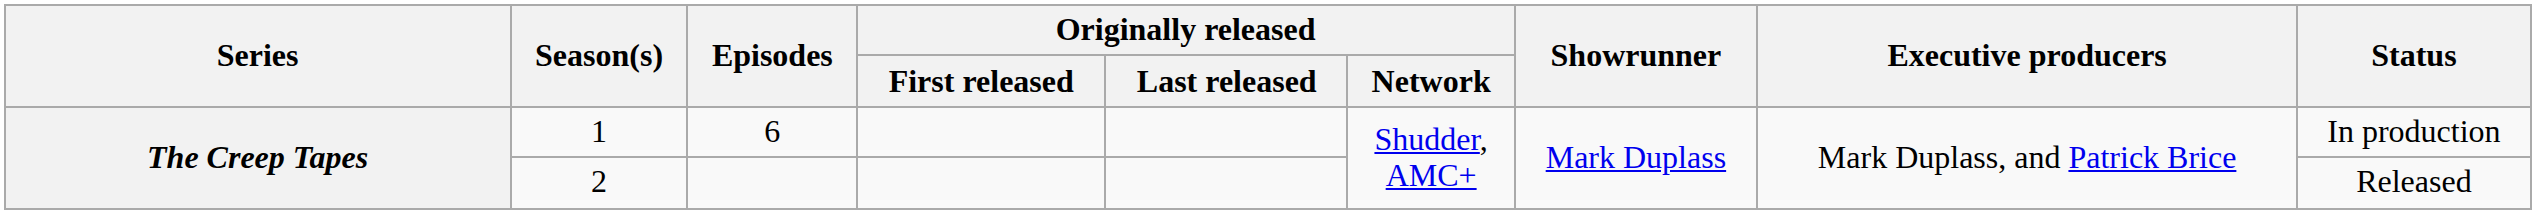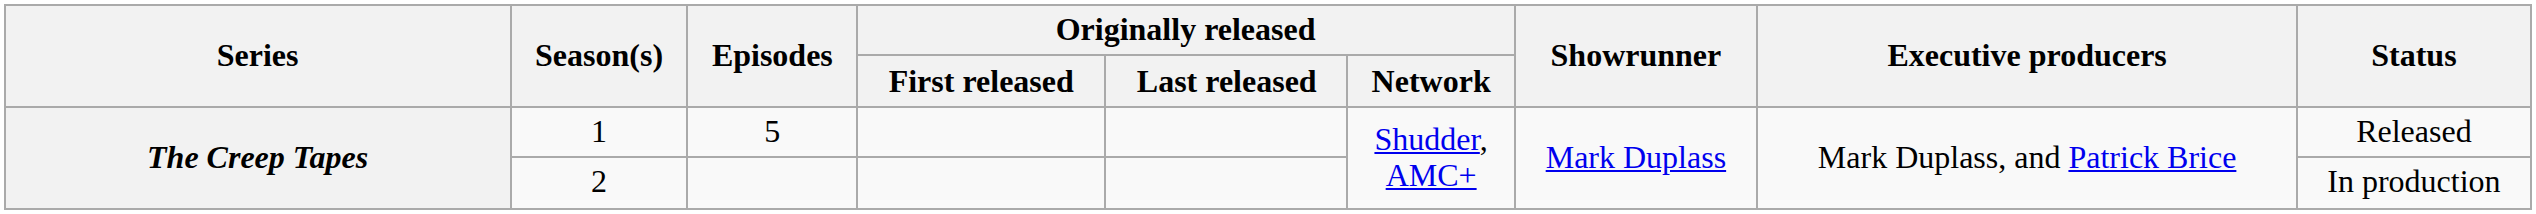(772, 131) 6 -> (772, 131) 5
(2414, 131) In production -> (2414, 131) Released
(2414, 182) Released -> (2414, 182) In production
